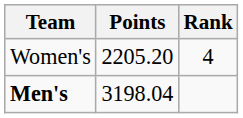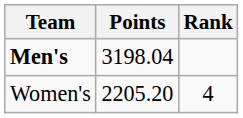rows swapped: (39, 94) <-> (50, 57)
